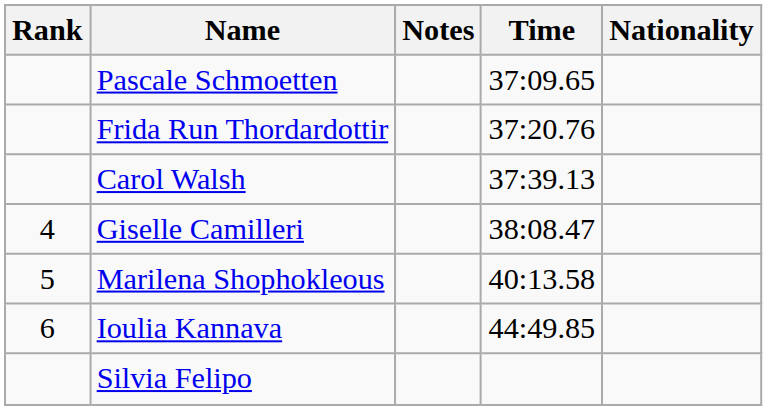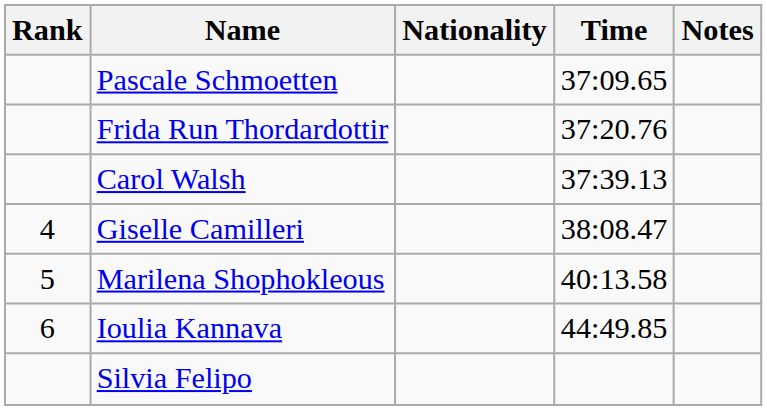columns swapped: (681, 29) <-> (438, 29)
